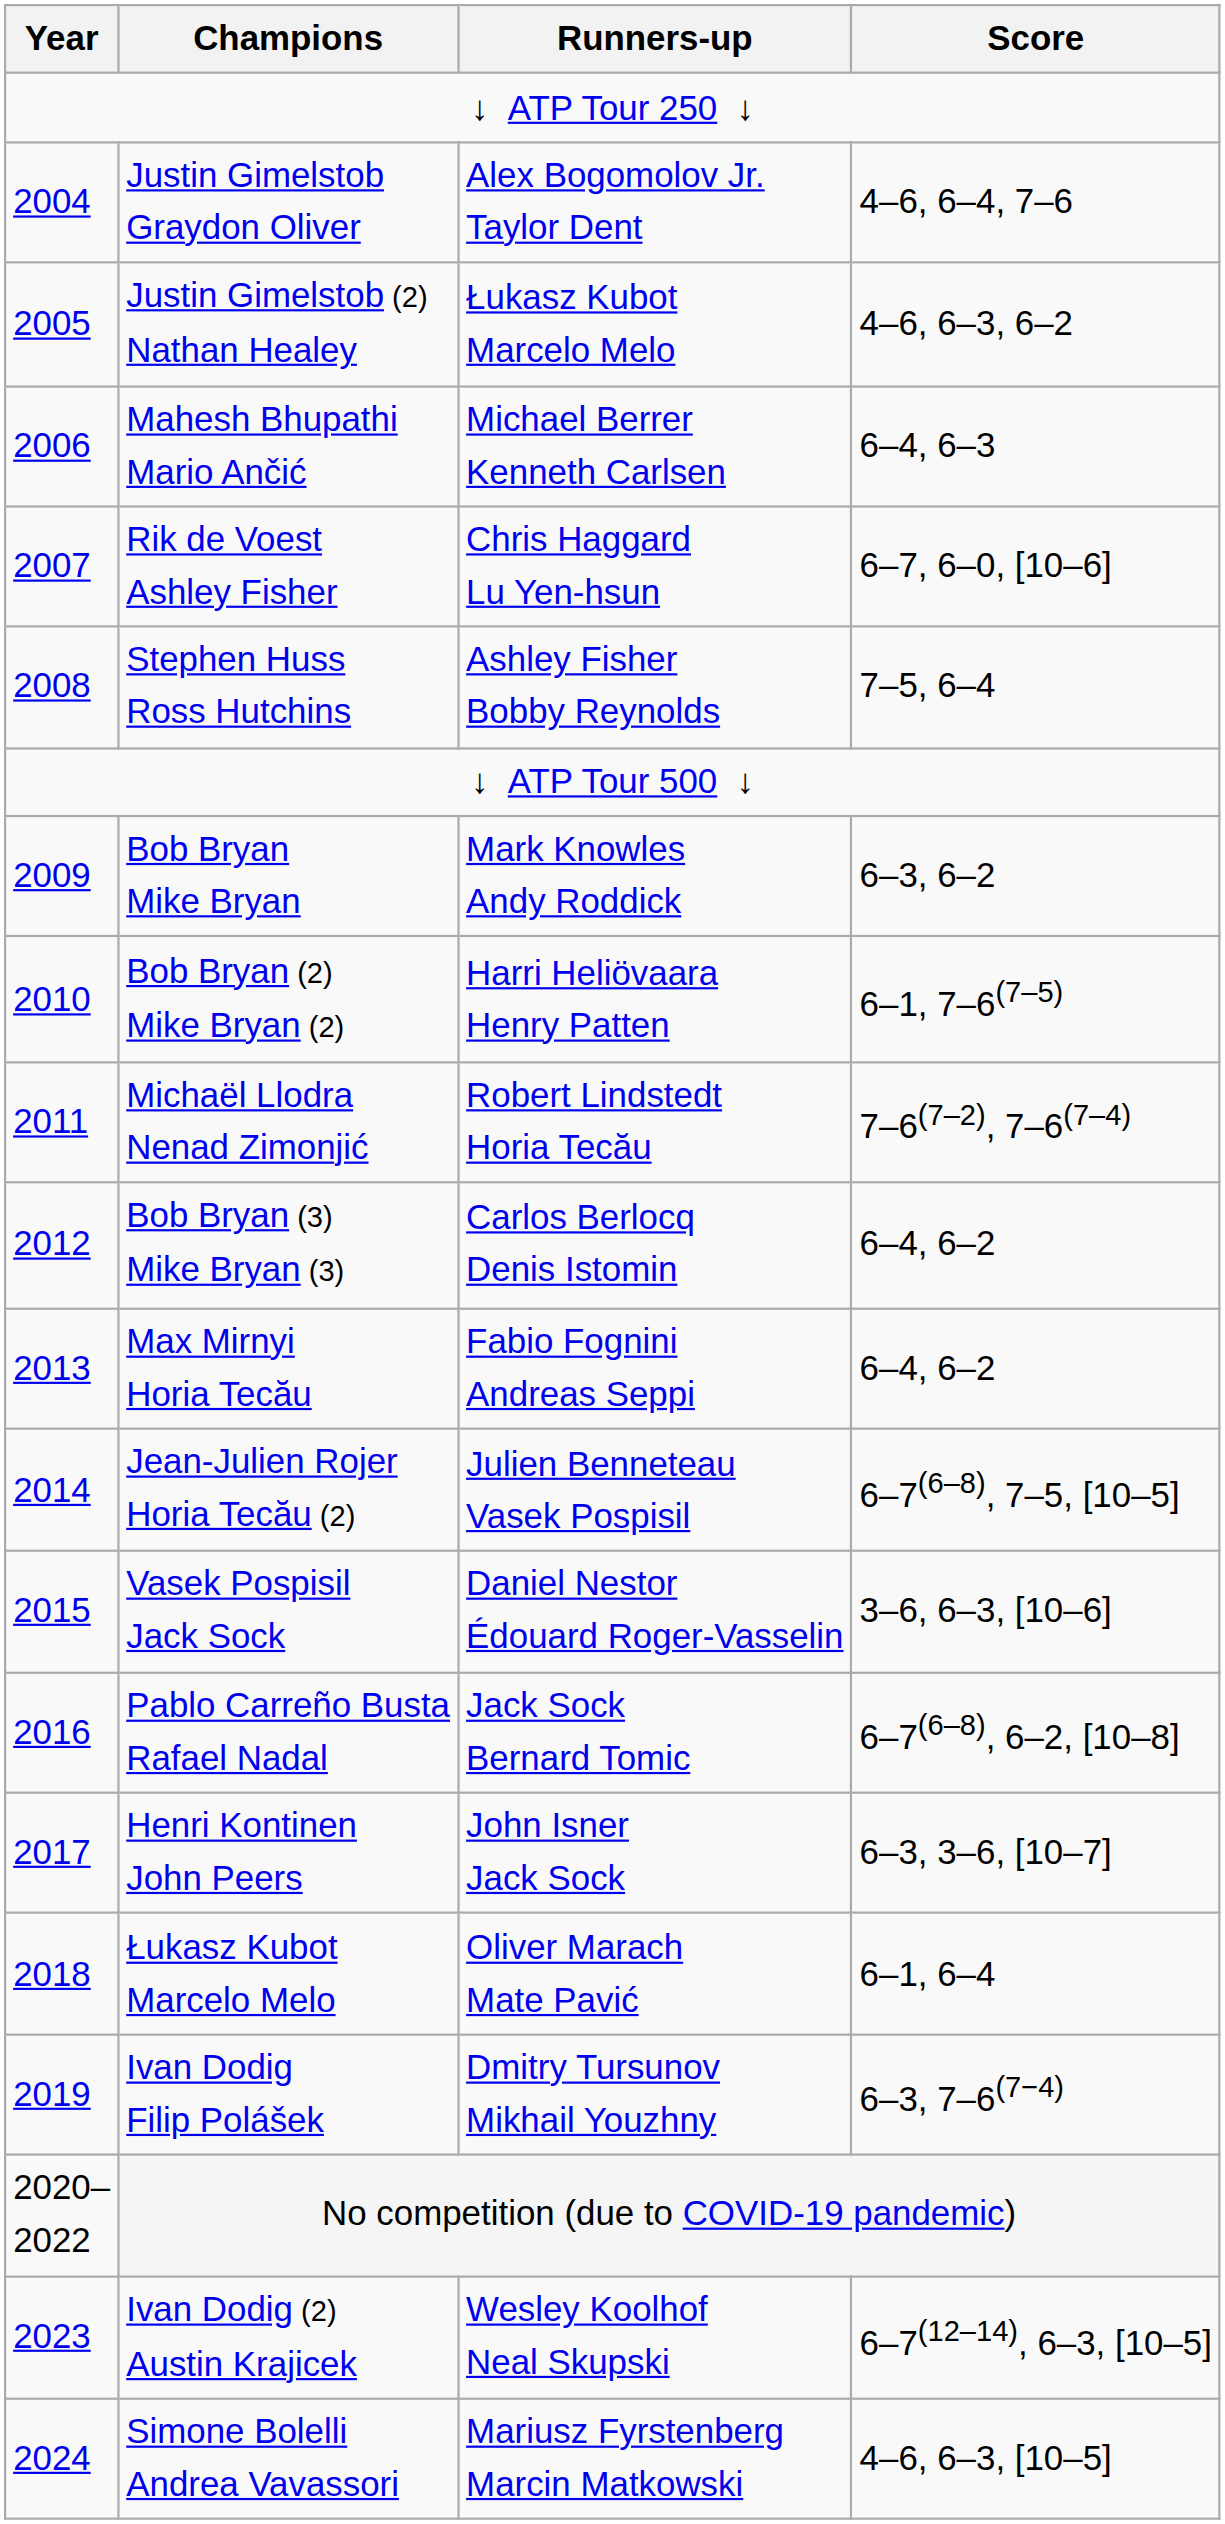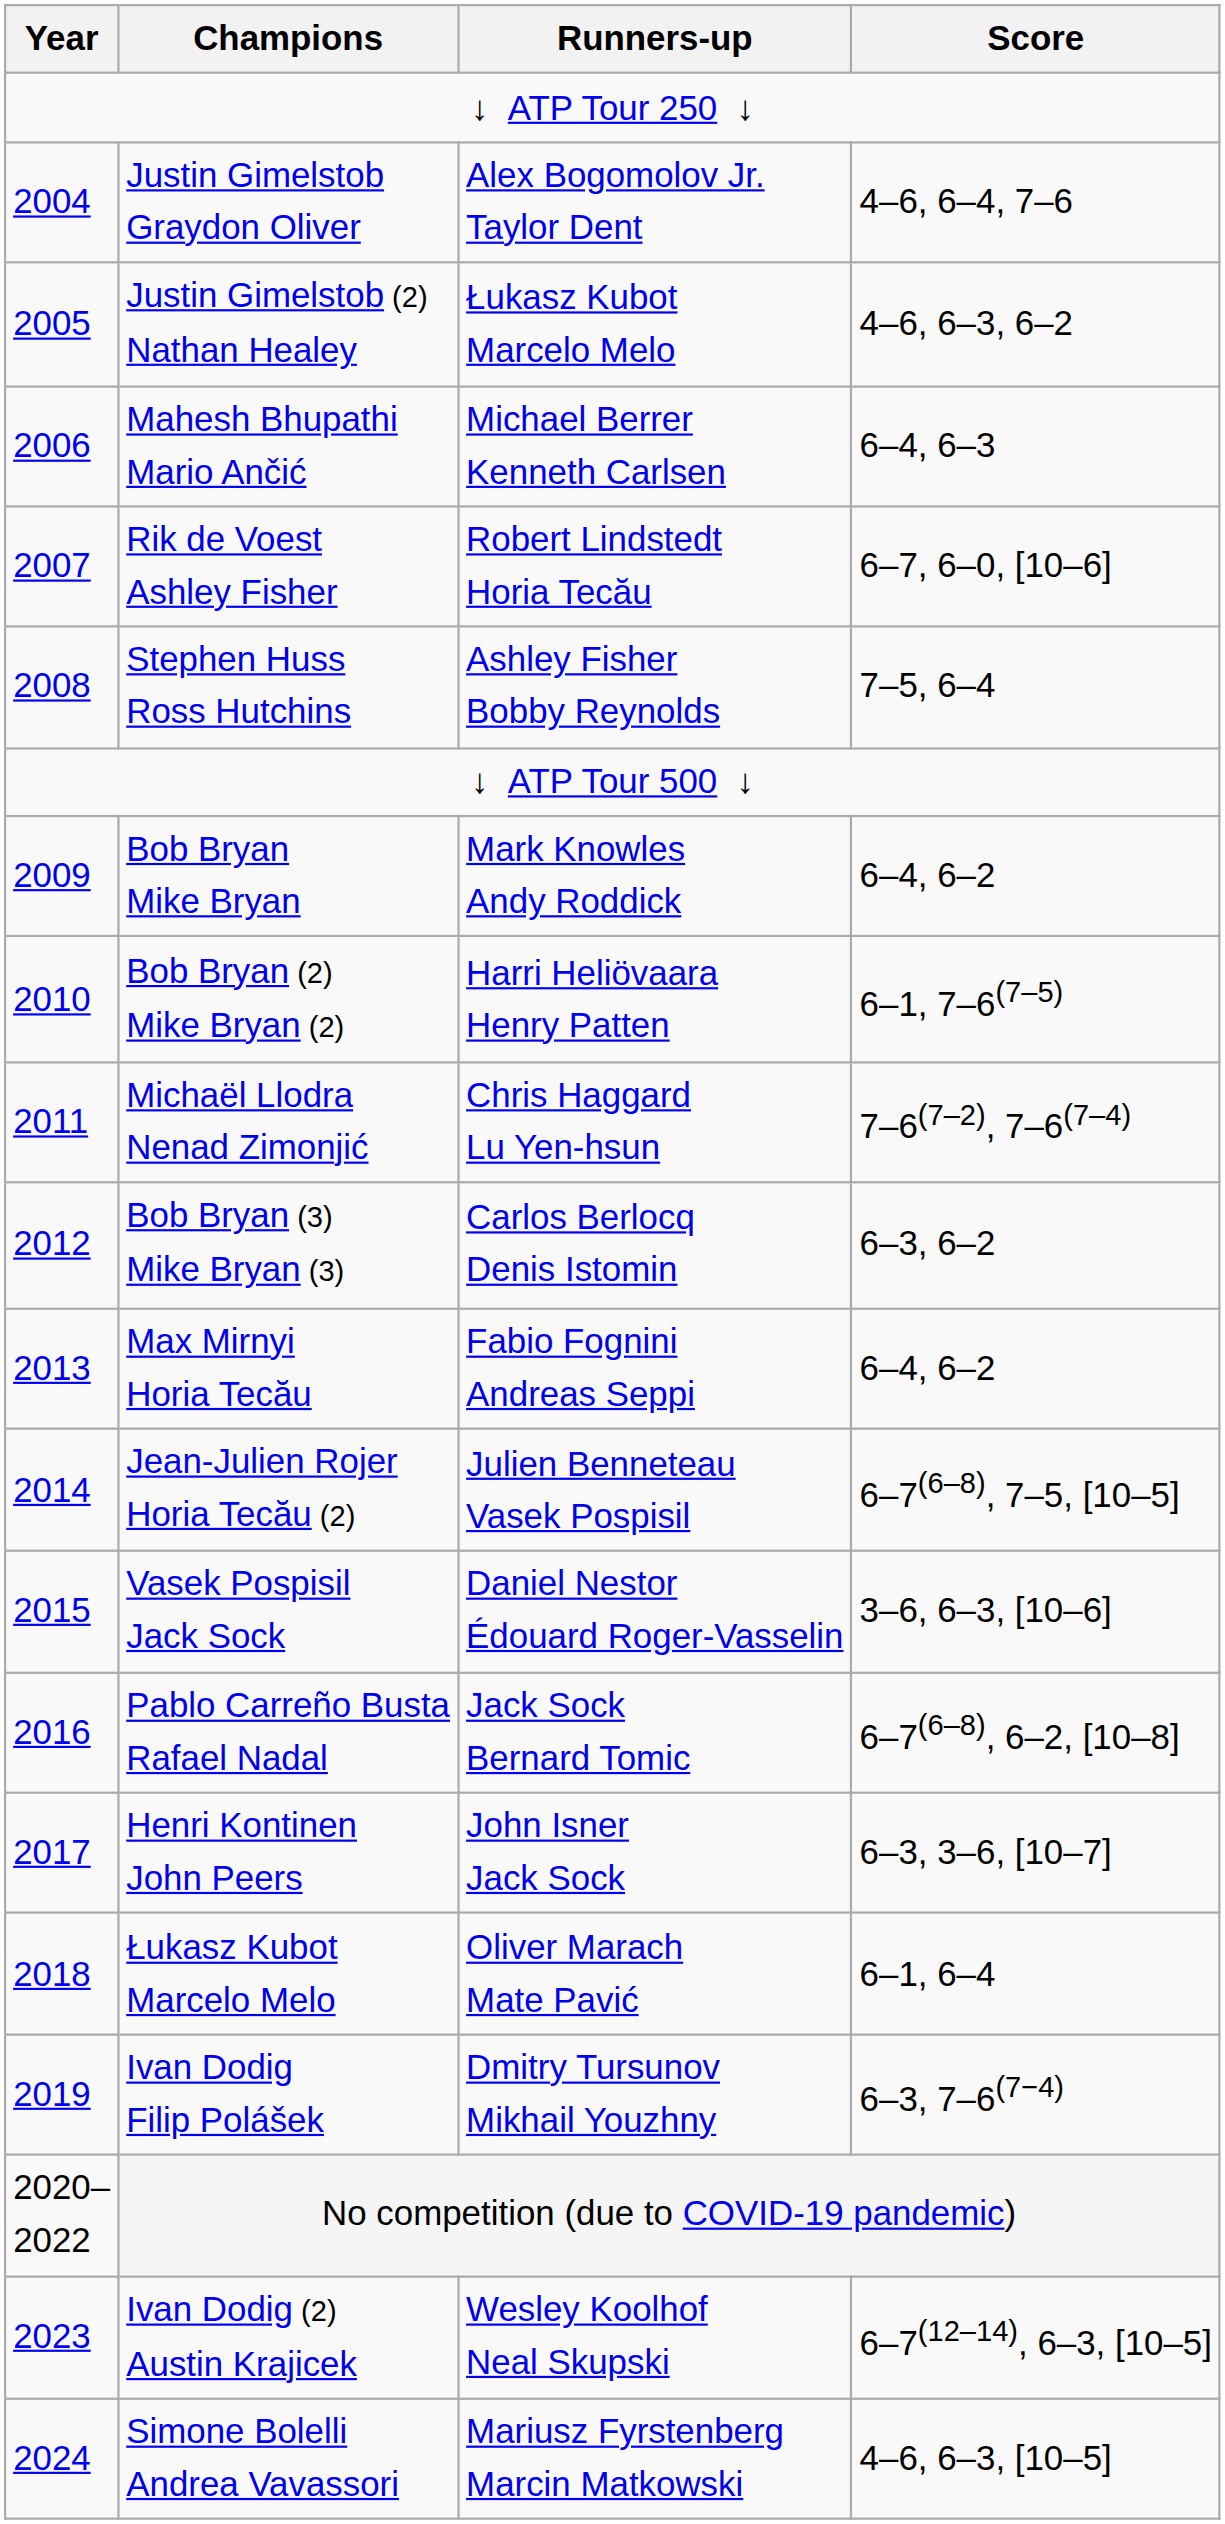(579, 565) Chris Haggard Lu Yen-hsun -> (594, 565) Robert Lindstedt Horia Tecău
(928, 875) 6–3, 6–2 -> (928, 875) 6–4, 6–2
(594, 1121) Robert Lindstedt Horia Tecău -> (579, 1121) Chris Haggard Lu Yen-hsun
(928, 1244) 6–4, 6–2 -> (928, 1244) 6–3, 6–2
